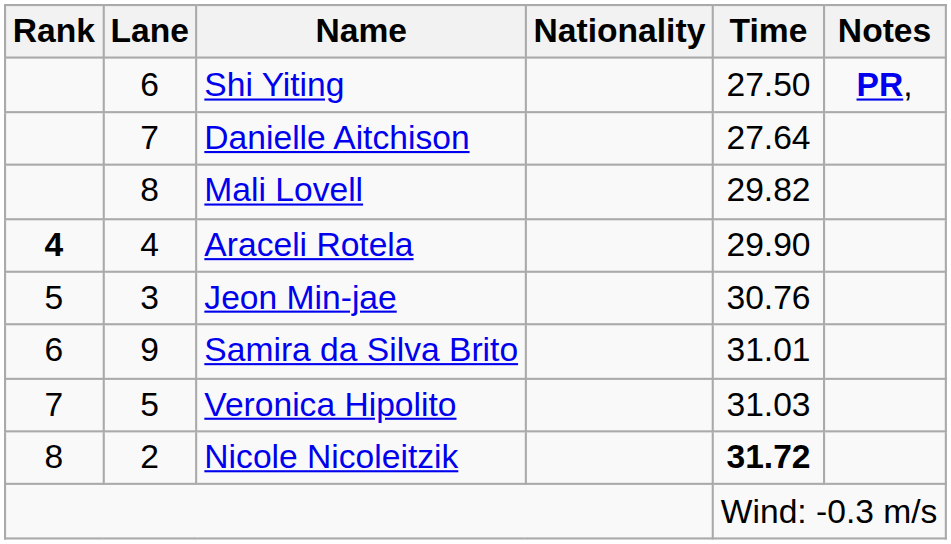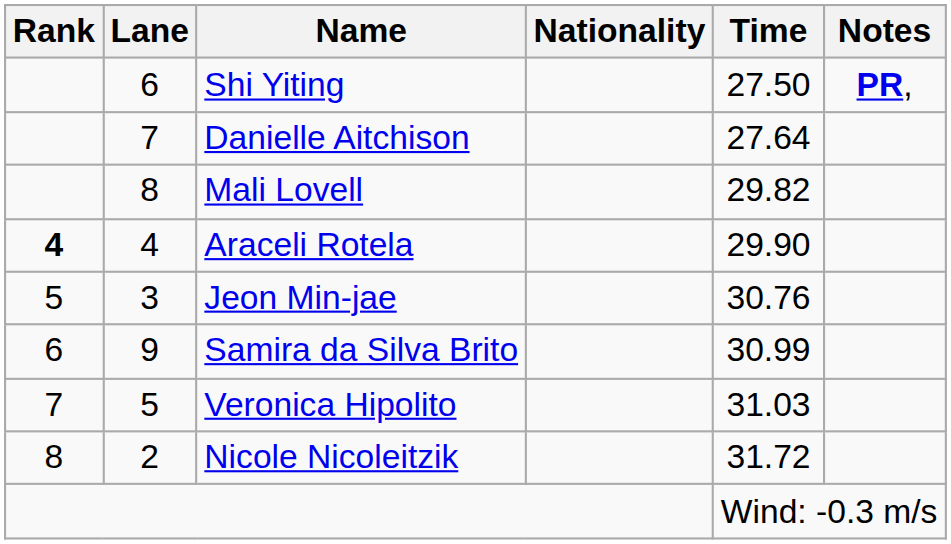(769, 350) 31.01 -> (769, 350) 30.99
(769, 457) bold -> (769, 457) normal
